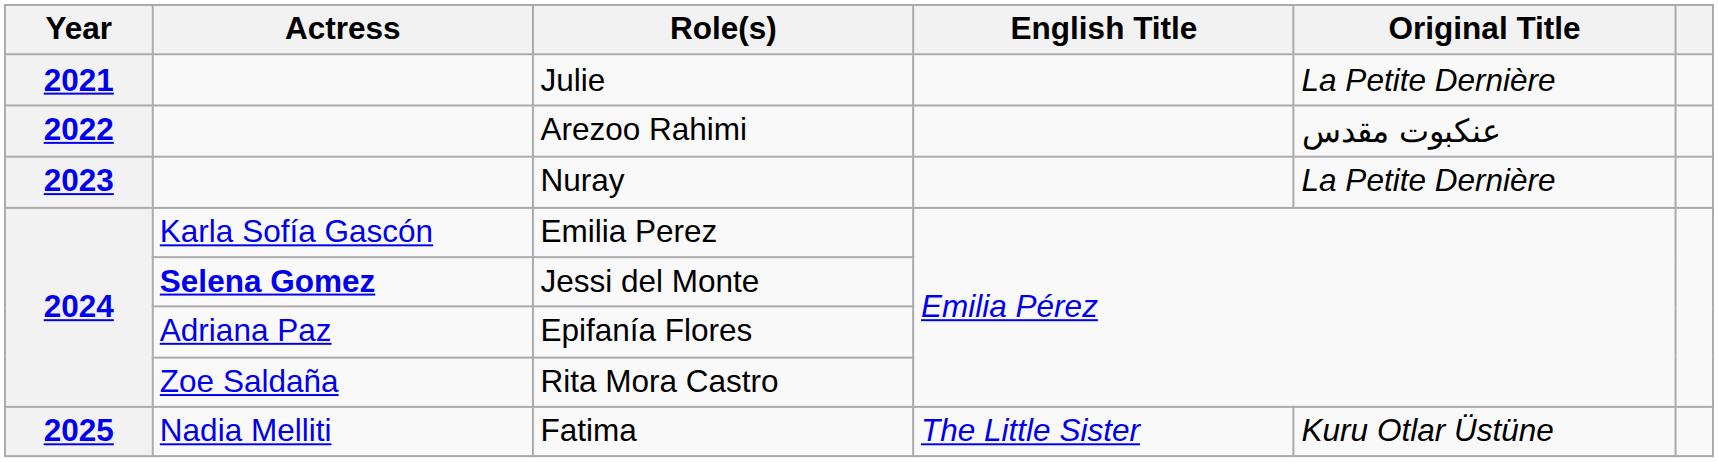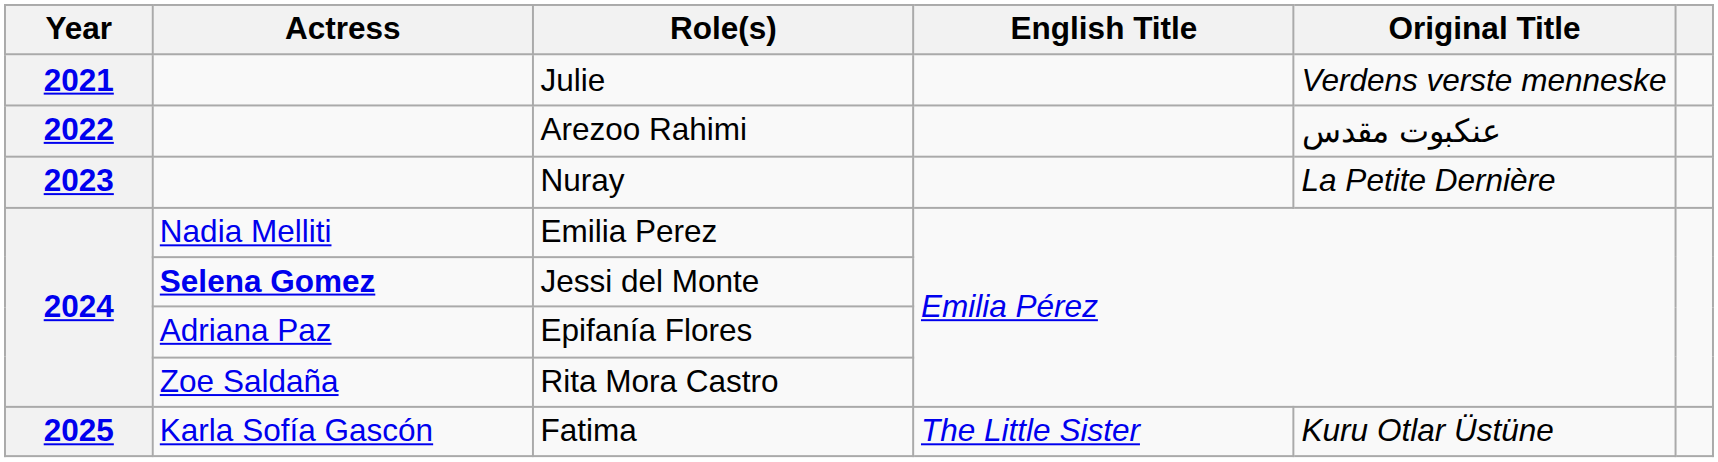(1429, 79) La Petite Dernière -> (1484, 79) Verdens verste menneske
(296, 231) Karla Sofía Gascón -> (246, 231) Nadia Melliti
(246, 431) Nadia Melliti -> (296, 431) Karla Sofía Gascón
